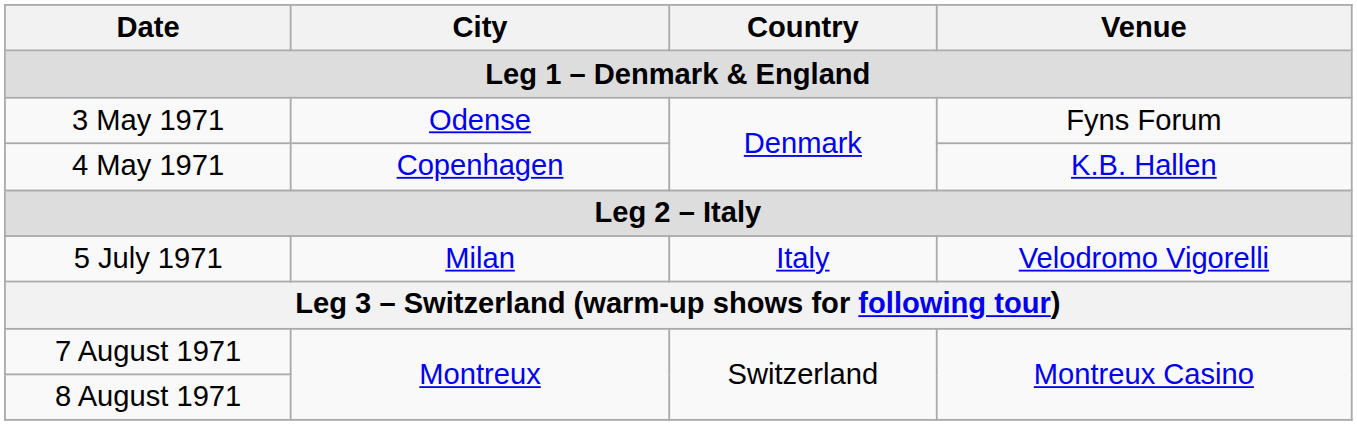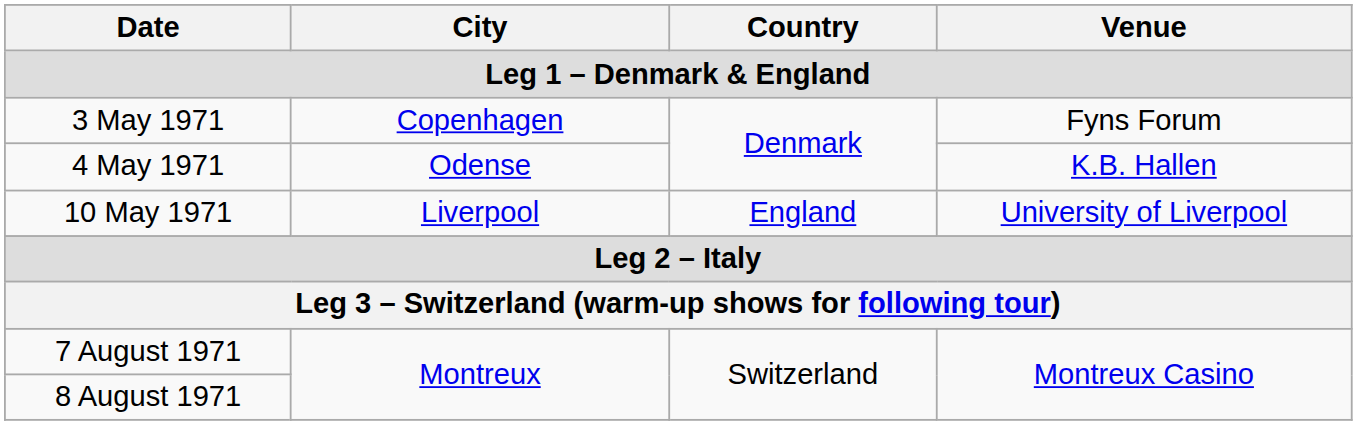(480, 119) Odense -> (480, 119) Copenhagen
(480, 166) Copenhagen -> (480, 166) Odense
+ row: (148, 212)
- row: (148, 258)
